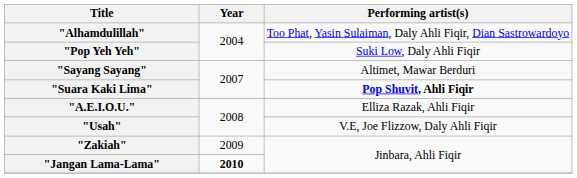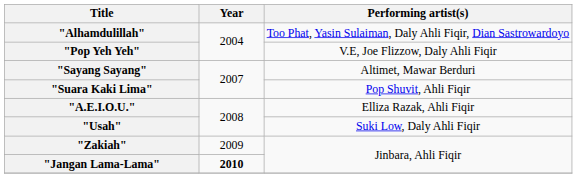(418, 51) Suki Low, Daly Ahli Fiqir -> (418, 51) V.E, Joe Flizzow, Daly Ahli Fiqir
(418, 88) bold -> (418, 88) normal
(418, 126) V.E, Joe Flizzow, Daly Ahli Fiqir -> (418, 126) Suki Low, Daly Ahli Fiqir
